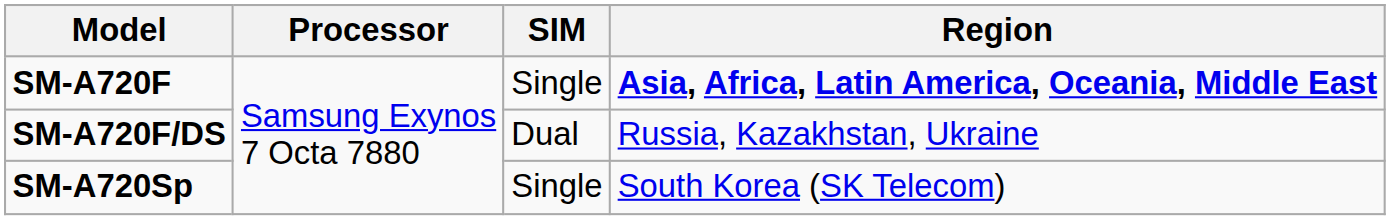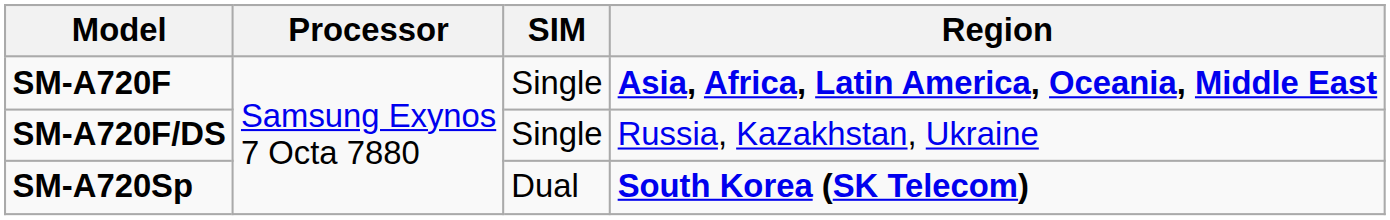(545, 134) Dual -> (557, 134) Single
(557, 186) Single -> (545, 186) Dual
(812, 186) normal -> (823, 186) bold
